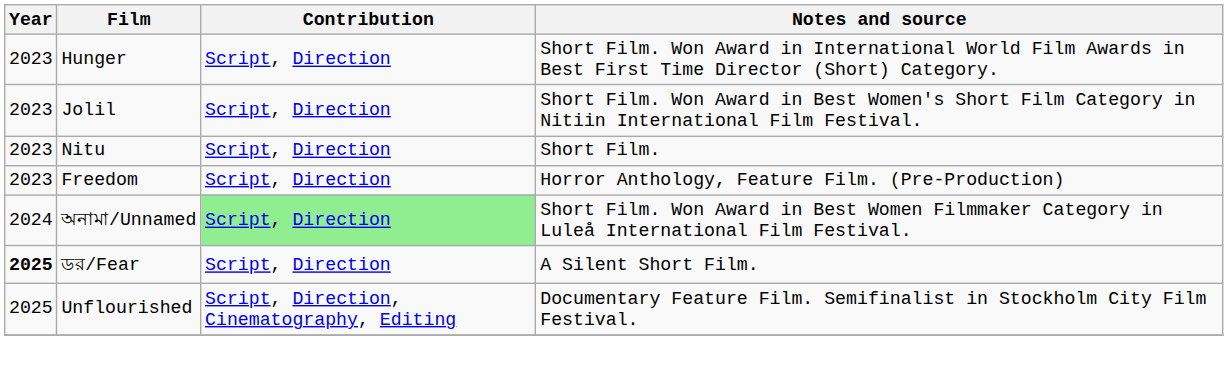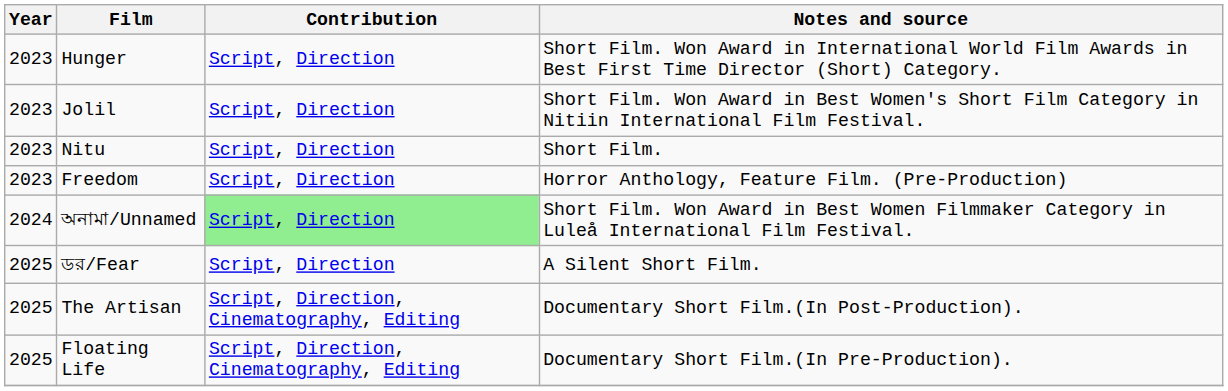(31, 265) bold -> (31, 265) normal
- row: (127, 309)
+ row: (121, 309)
+ row: (105, 360)
